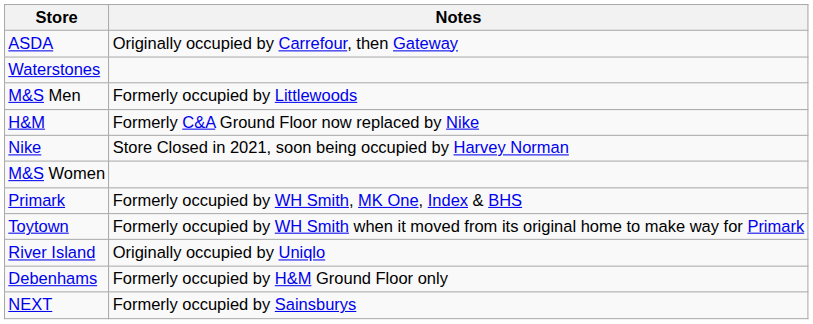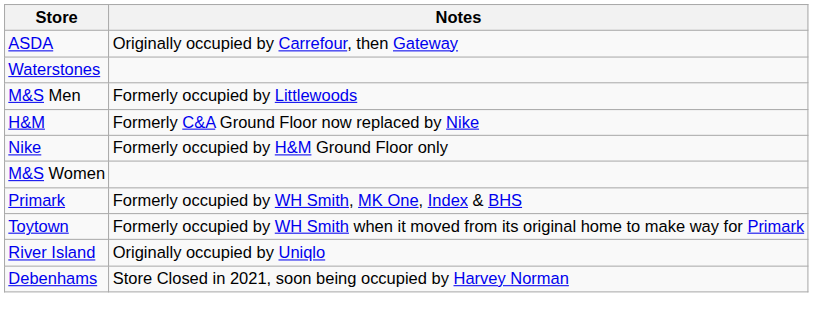(341, 148) Store Closed in 2021, soon being occupied by Harvey Norman -> (280, 148) Formerly occupied by H&M Ground Floor only
(280, 278) Formerly occupied by H&M Ground Floor only -> (341, 278) Store Closed in 2021, soon being occupied by Harvey Norman
- row: (30, 305)
